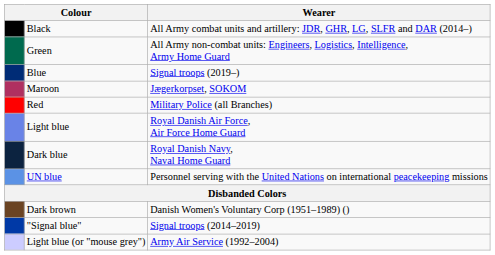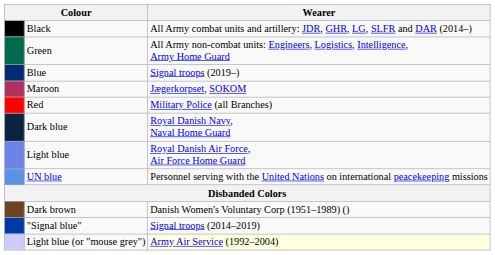rows swapped: (48, 127) <-> (47, 155)
(214, 242) no background -> (214, 242) lightyellow background
